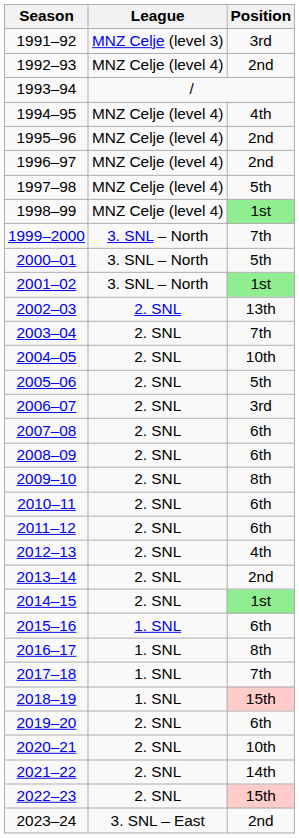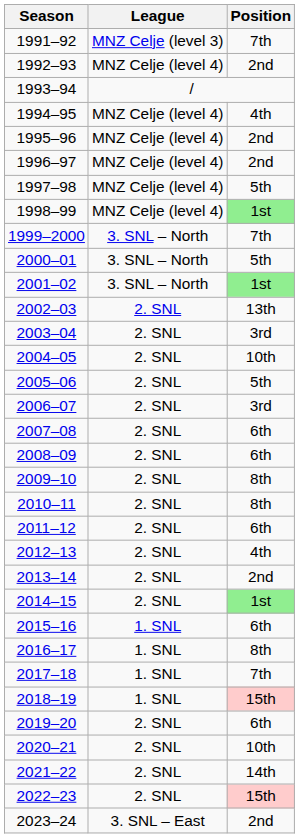(261, 41) 3rd -> (261, 41) 7th
(261, 333) 7th -> (261, 333) 3rd
(261, 503) 6th -> (261, 503) 8th
